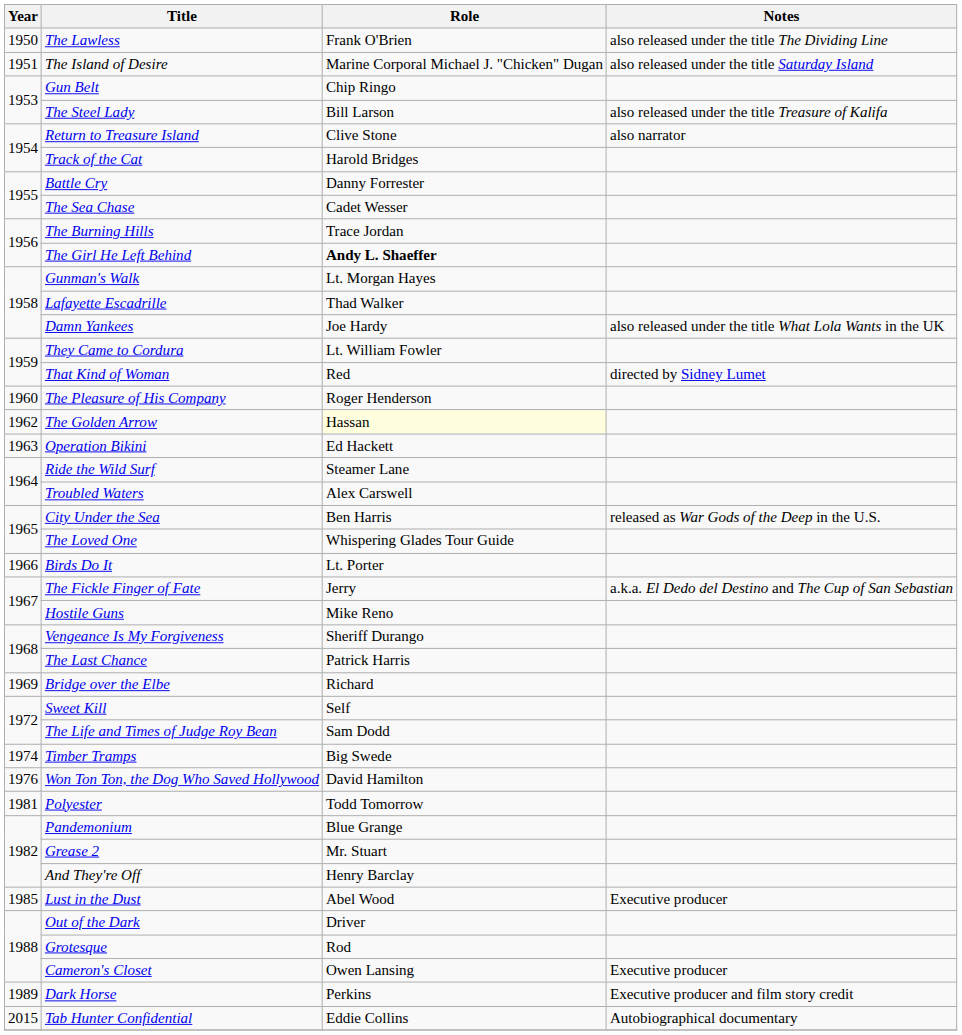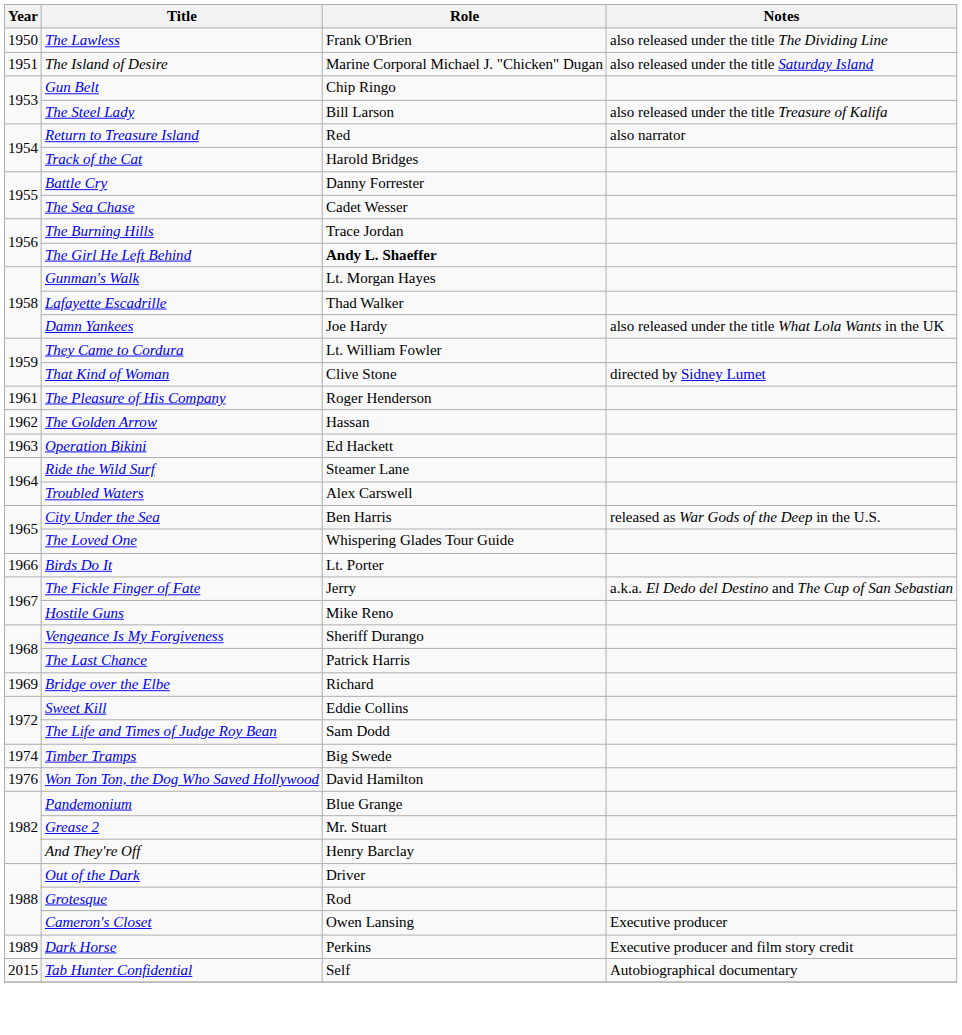(361, 135) Clive Stone -> (338, 135) Red
(338, 374) Red -> (361, 374) Clive Stone
(23, 398) 1960 -> (23, 398) 1961
(348, 421) lightyellow background -> (348, 421) no background
(338, 708) Self -> (367, 708) Eddie Collins
- row: (73, 803)
- row: (93, 898)
(367, 1018) Eddie Collins -> (338, 970) Self
